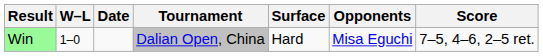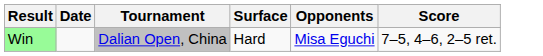- column: (75, 16)
